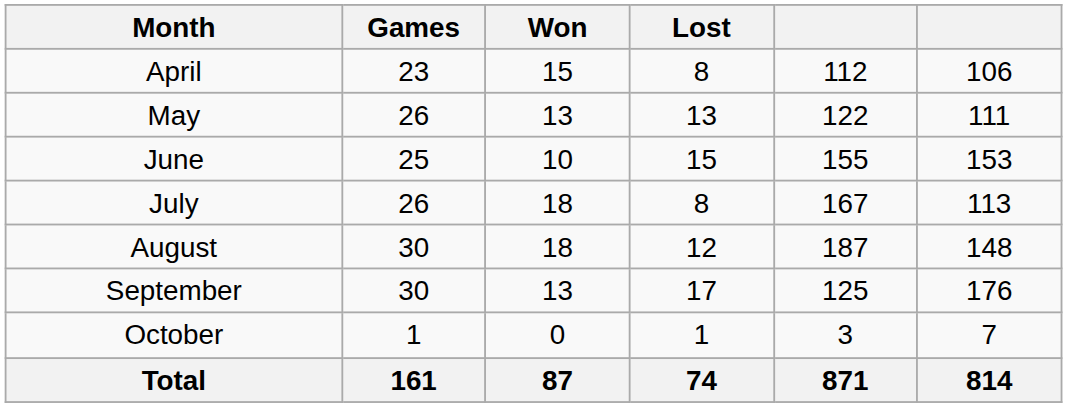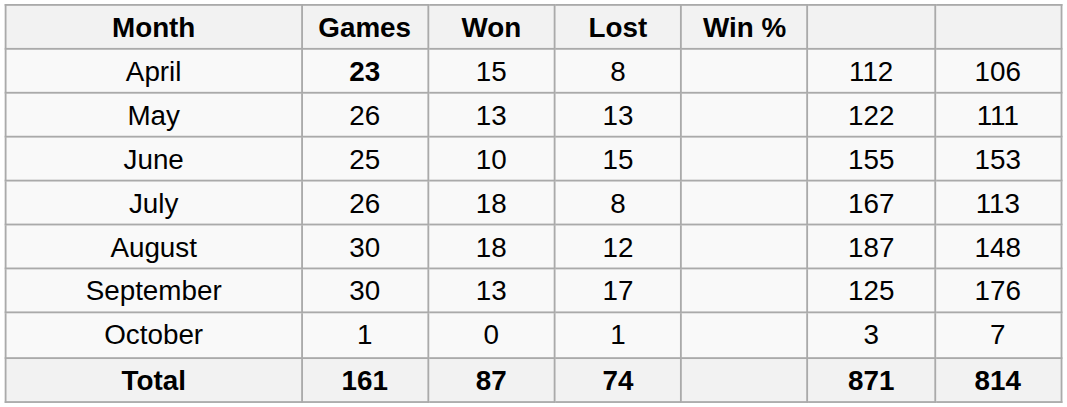+ column: (745, 27)
(414, 71) normal -> (365, 71) bold
